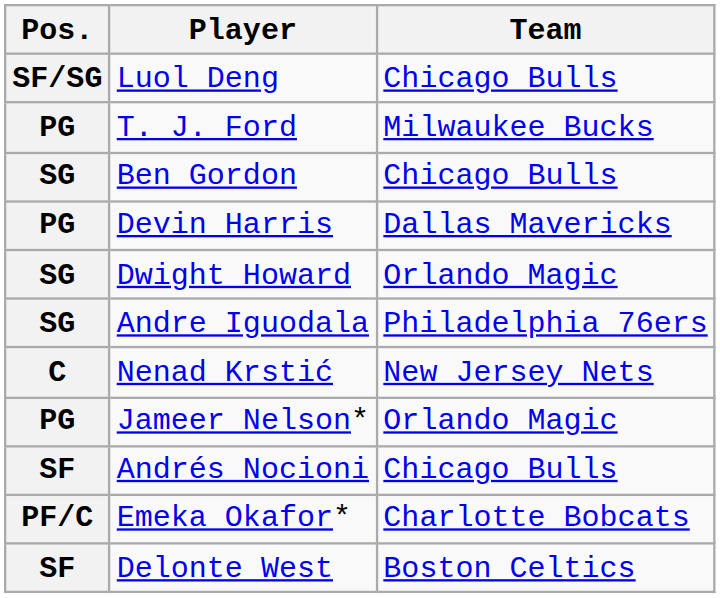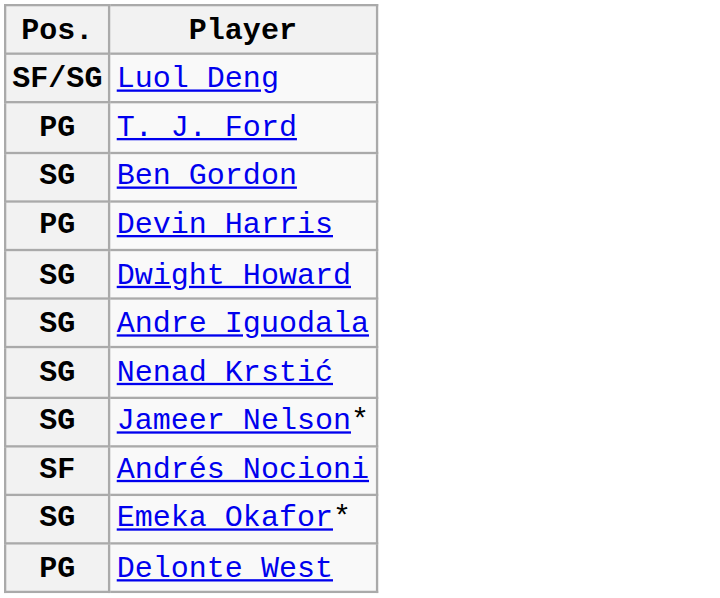- column: (546, 30)
(57, 372) C -> (57, 372) SG
(57, 421) PG -> (57, 421) SG
(57, 519) PF/C -> (57, 519) SG
(57, 568) SF -> (57, 568) PG
